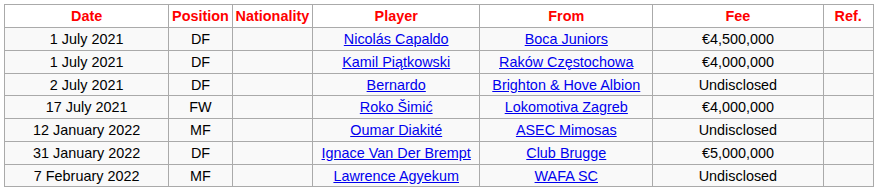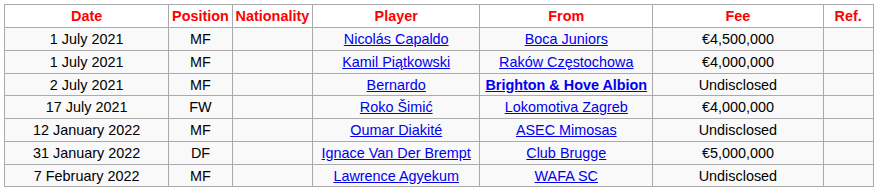(200, 39) DF -> (200, 39) MF
(200, 62) DF -> (200, 62) MF
(200, 85) DF -> (200, 85) MF
(566, 85) normal -> (566, 85) bold
